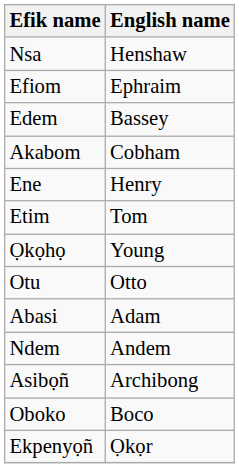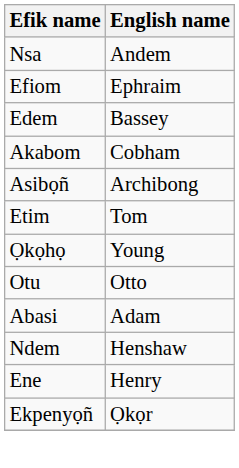(148, 53) Henshaw -> (140, 53) Andem
rows swapped: (39, 380) <-> (25, 184)
(140, 348) Andem -> (148, 348) Henshaw
- row: (37, 413)
